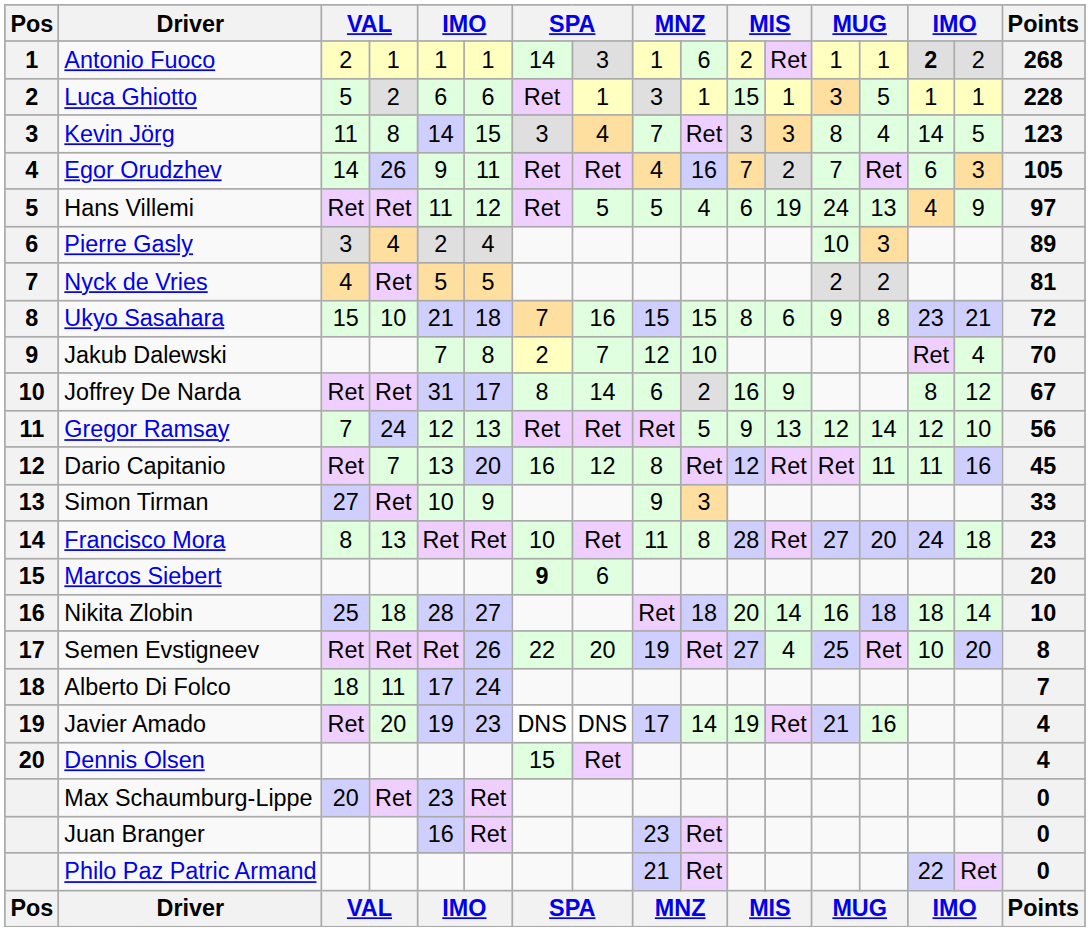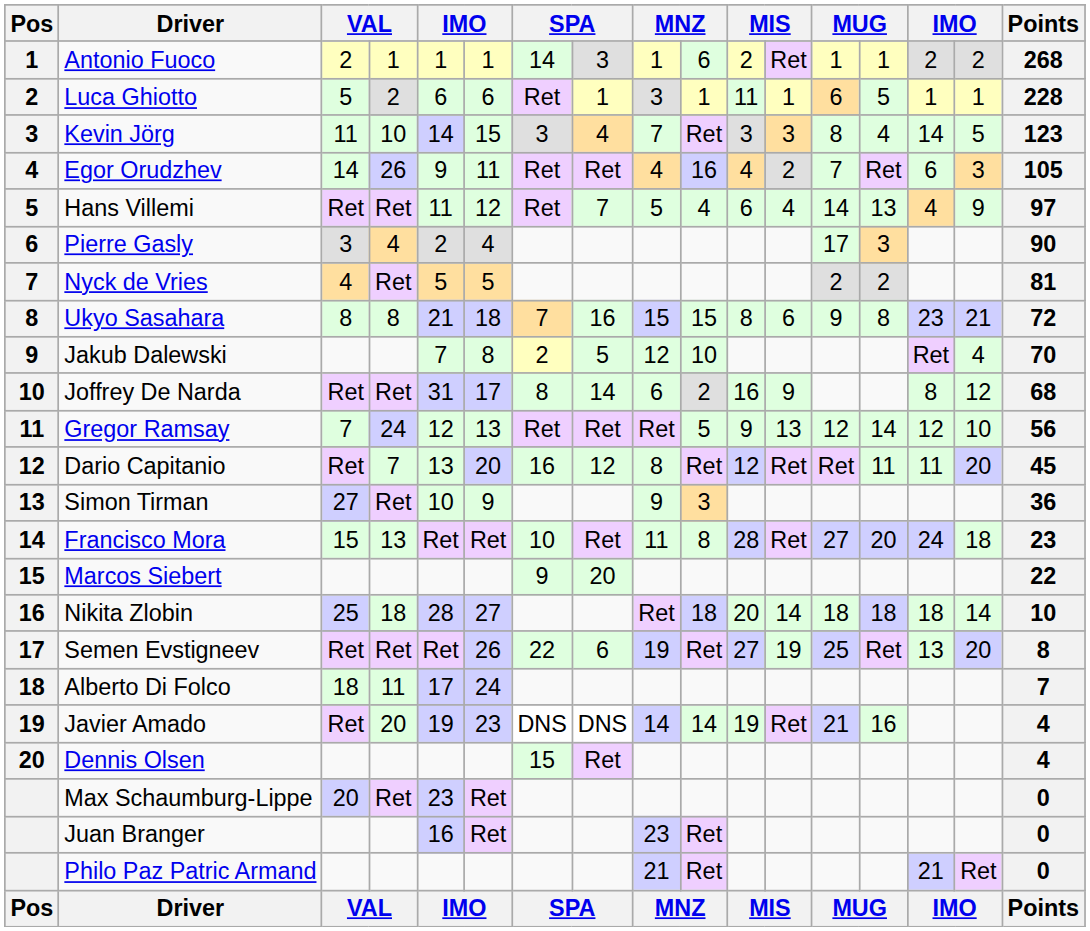(931, 60) bold -> (931, 60) normal
(746, 97) 15 -> (746, 97) 11
(836, 97) 3 -> (836, 97) 6
(393, 134) 8 -> (393, 134) 10
(746, 170) 7 -> (746, 170) 4
(603, 207) 5 -> (603, 207) 7
(788, 207) 19 -> (788, 207) 4
(836, 207) 24 -> (836, 207) 14
(836, 244) 10 -> (836, 244) 17
(1043, 244) 89 -> (1043, 244) 90
(346, 318) 15 -> (346, 318) 8
(393, 318) 10 -> (393, 318) 8
(603, 355) 7 -> (603, 355) 5
(1043, 392) 67 -> (1043, 392) 68
(978, 465) 16 -> (978, 465) 20
(1043, 502) 33 -> (1043, 502) 36
(346, 539) 8 -> (346, 539) 15
(542, 576) bold -> (542, 576) normal
(603, 576) 6 -> (603, 576) 20
(1043, 576) 20 -> (1043, 576) 22
(836, 613) 16 -> (836, 613) 18
(603, 650) 20 -> (603, 650) 6
(788, 650) 4 -> (788, 650) 19
(931, 650) 10 -> (931, 650) 13
(656, 723) 17 -> (656, 723) 14
(931, 871) 22 -> (931, 871) 21
